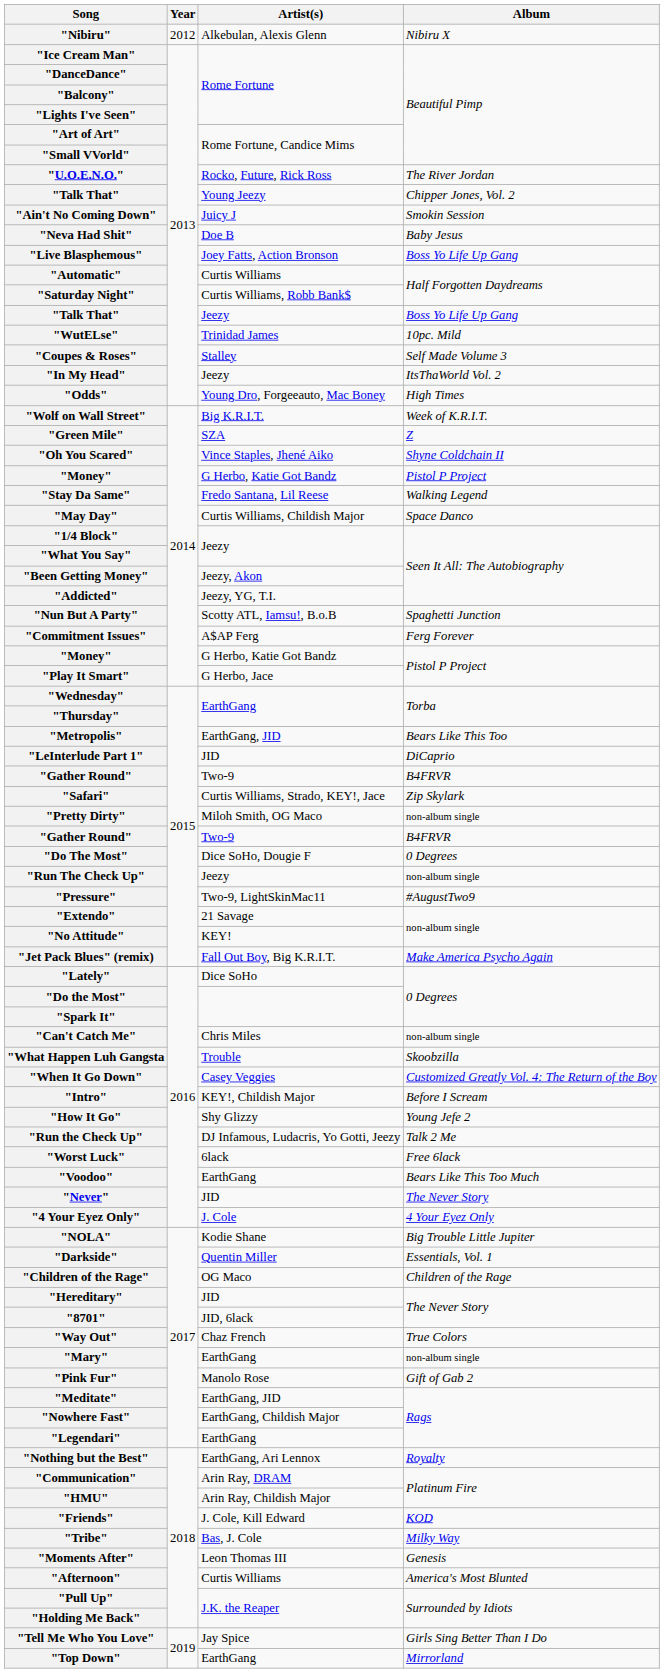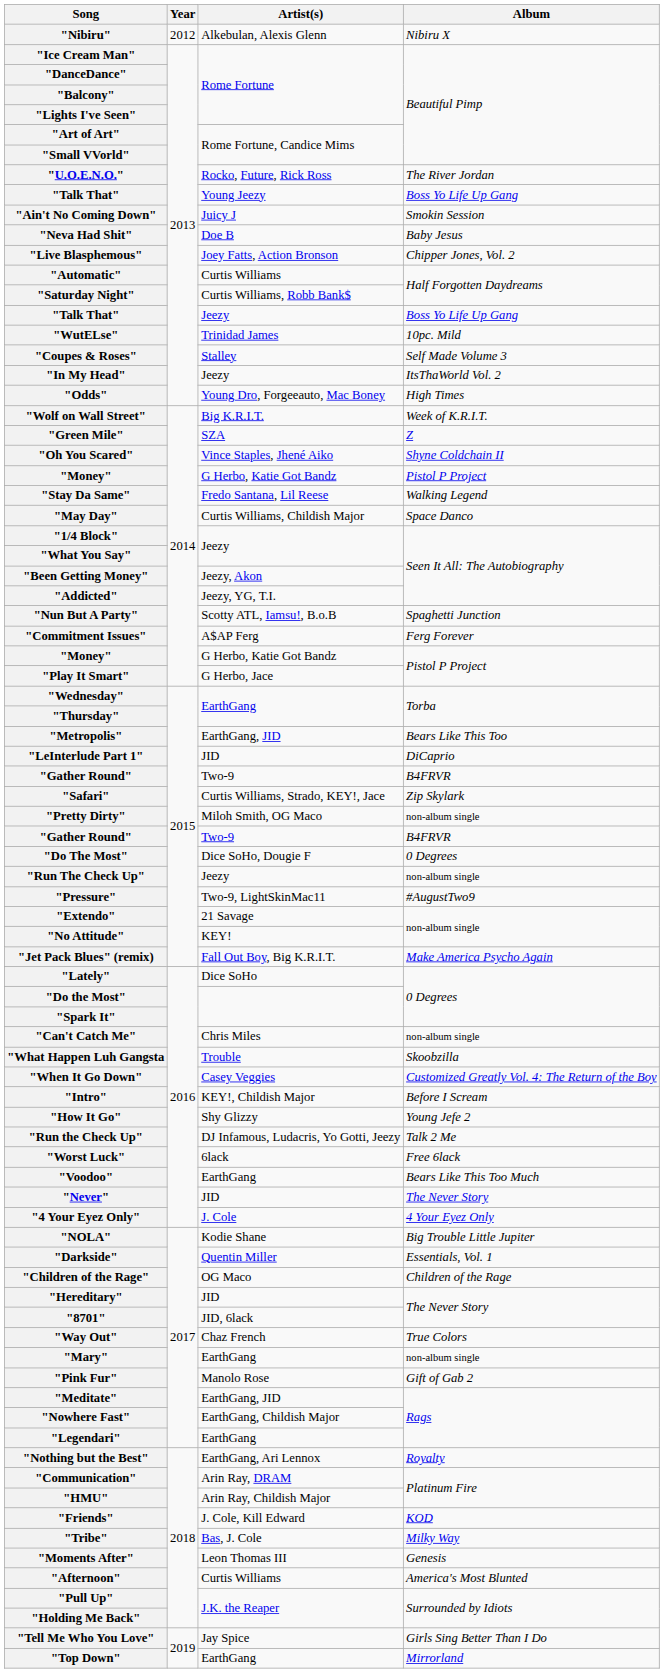(460, 194) Chipper Jones, Vol. 2 -> (462, 194) Boss Yo Life Up Gang
(462, 255) Boss Yo Life Up Gang -> (460, 255) Chipper Jones, Vol. 2
